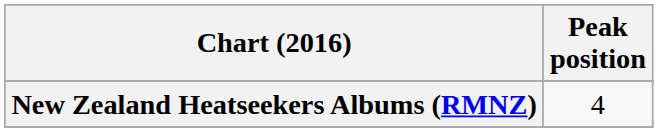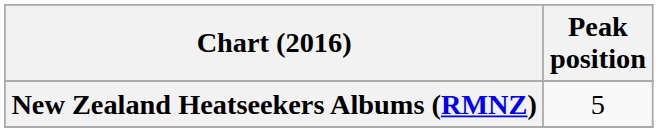(598, 103) 4 -> (598, 103) 5
